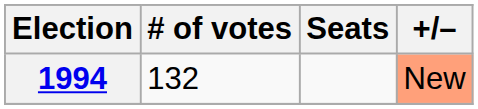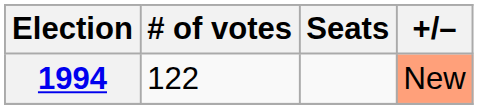(173, 78) 132 -> (173, 78) 122
